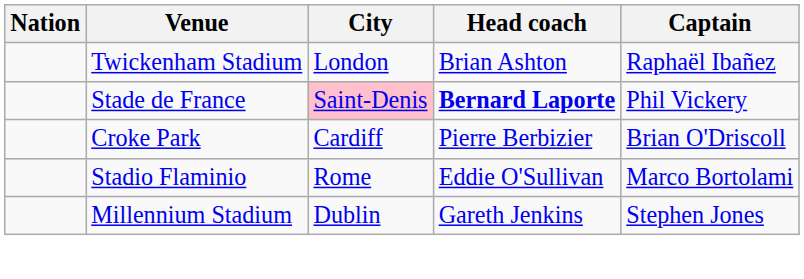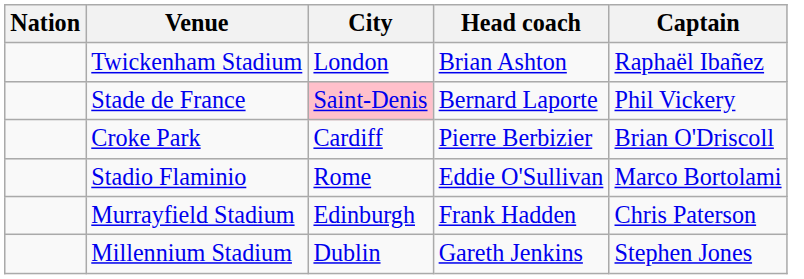(527, 100) bold -> (518, 100) normal
+ row: (193, 215)
